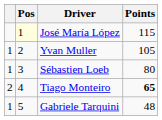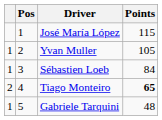(21, 32) lightyellow background -> (21, 32) no background
(149, 69) 80 -> (149, 69) 84
